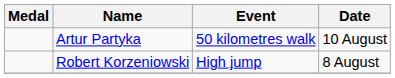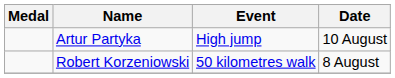(256, 39) 50 kilometres walk -> (229, 39) High jump
(229, 62) High jump -> (256, 62) 50 kilometres walk
